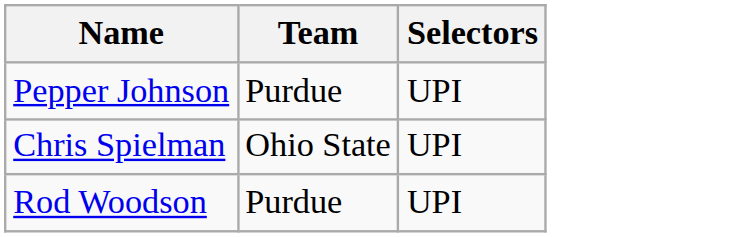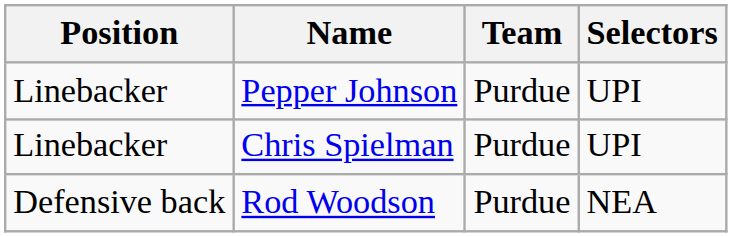+ column: (119, 33)
(318, 146) Ohio State -> (522, 146) Purdue
(435, 202) UPI -> (622, 202) NEA
